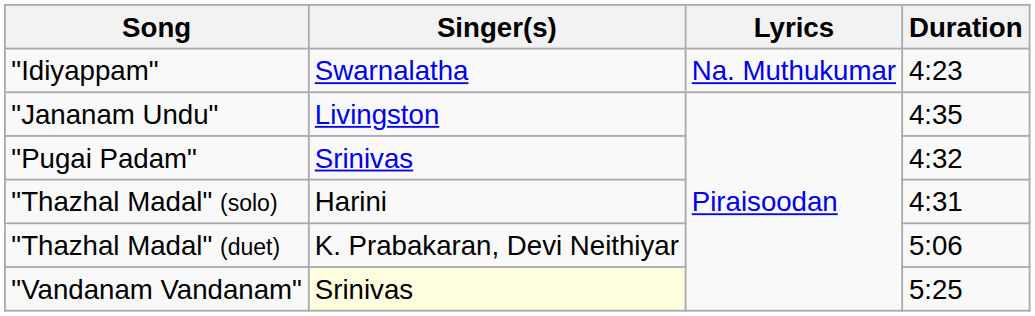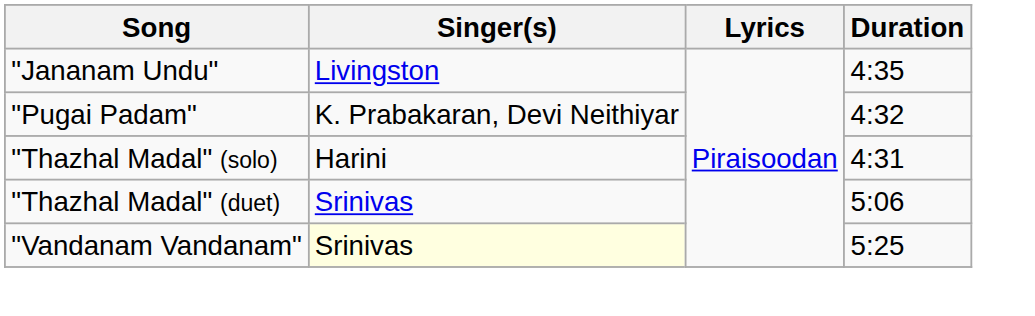- row: (85, 71)
(364, 158) Srinivas -> (497, 115) K. Prabakaran, Devi Neithiyar
(497, 246) K. Prabakaran, Devi Neithiyar -> (364, 202) Srinivas
